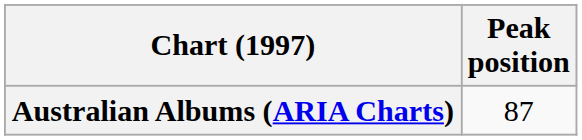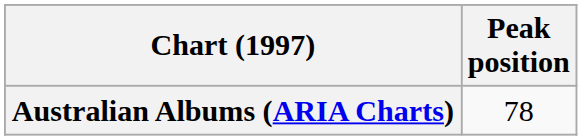(519, 109) 87 -> (519, 109) 78
